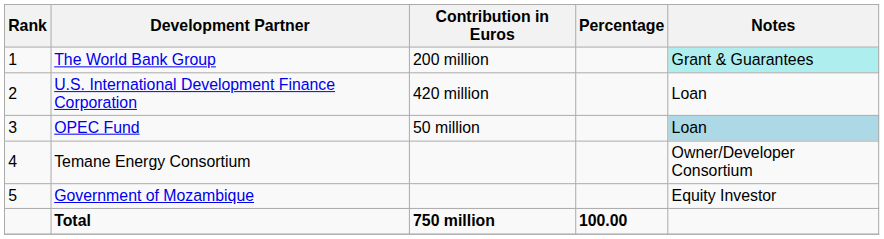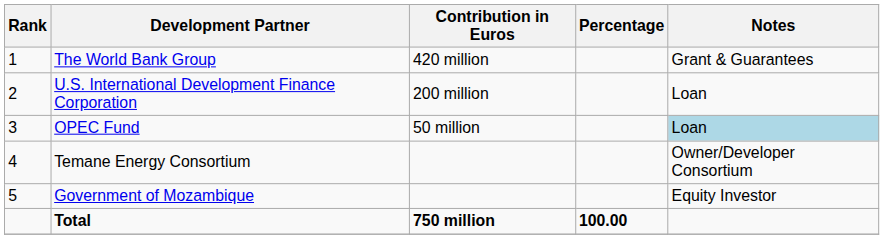(451, 60) 200 million -> (451, 60) 420 million
(742, 60) paleturquoise background -> (742, 60) no background
(451, 94) 420 million -> (451, 94) 200 million
